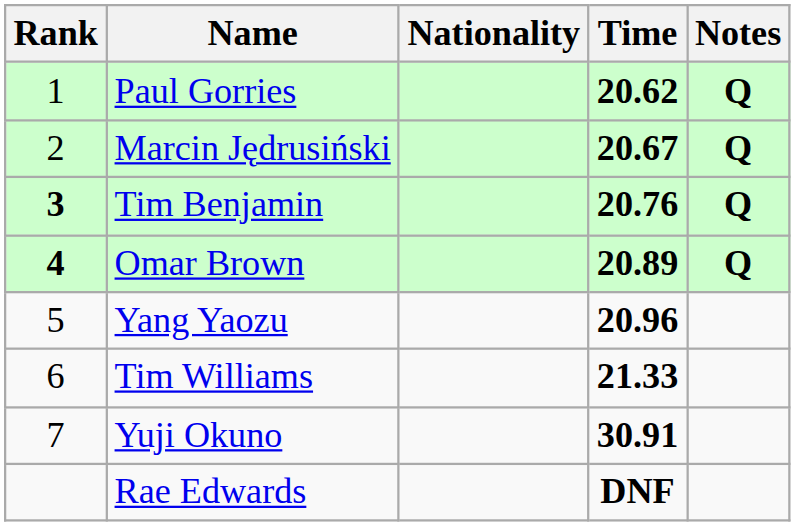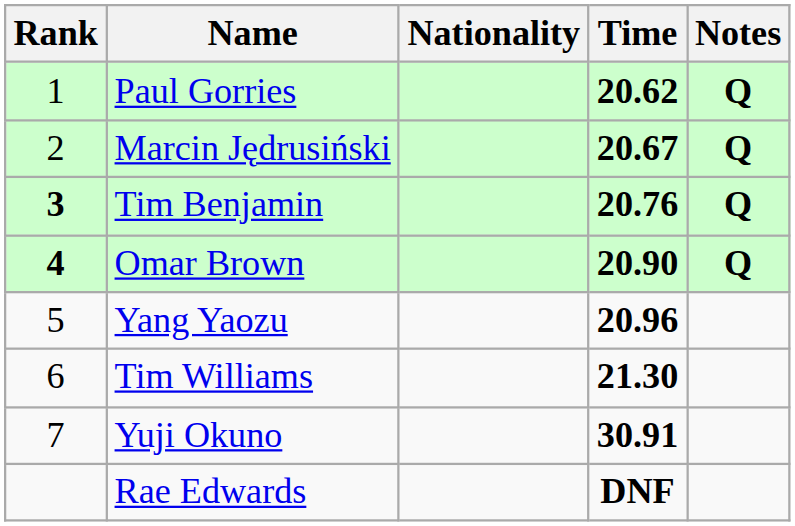(638, 262) 20.89 -> (638, 262) 20.90
(638, 377) 21.33 -> (638, 377) 21.30
